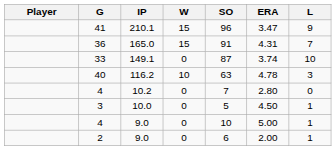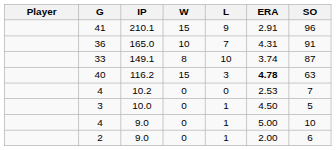columns swapped: (310, 12) <-> (226, 12)
(268, 28) 3.47 -> (268, 28) 2.91
(184, 43) 15 -> (184, 43) 10
(184, 59) 0 -> (184, 59) 8
(184, 75) 10 -> (184, 75) 15
(268, 75) normal -> (268, 75) bold
(268, 91) 2.80 -> (268, 91) 2.53
